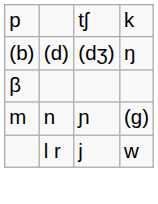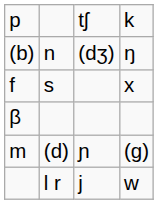(56, 53) (d) -> (50, 53) n
+ row: (12, 85)
(50, 118) n -> (56, 150) (d)
